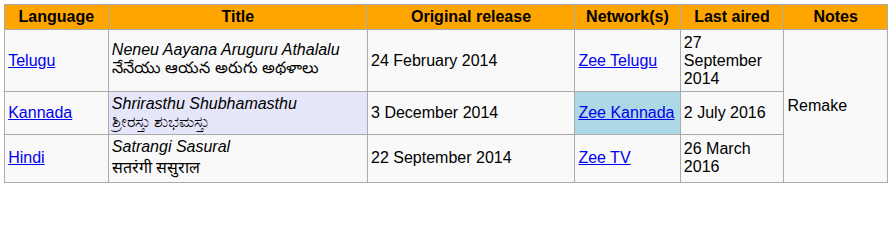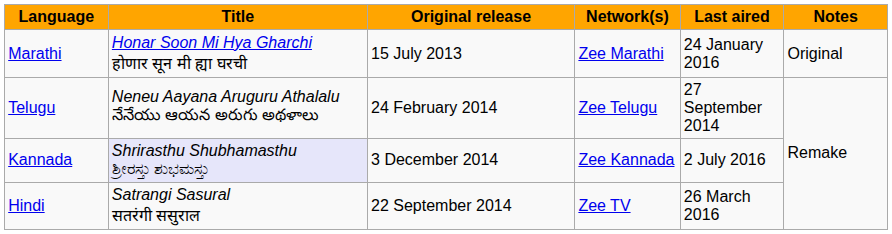+ row: (35, 53)
(626, 112) lightblue background -> (626, 160) no background
